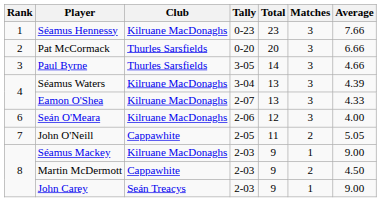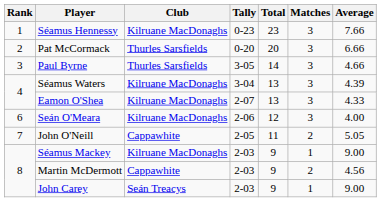(354, 170) 4.50 -> (354, 170) 4.56
